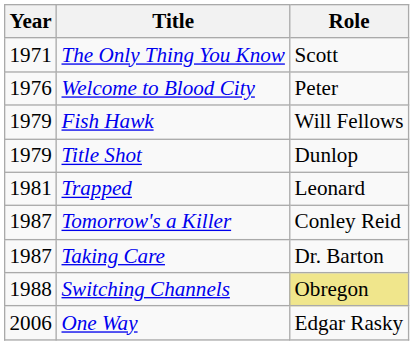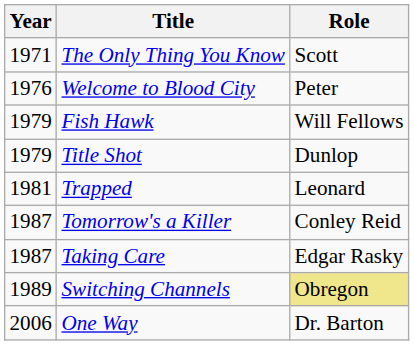(339, 255) Dr. Barton -> (349, 255) Edgar Rasky
(31, 289) 1988 -> (31, 289) 1989
(349, 322) Edgar Rasky -> (339, 322) Dr. Barton
